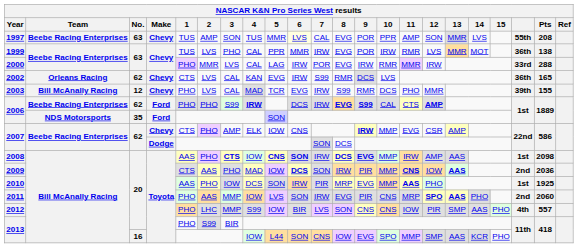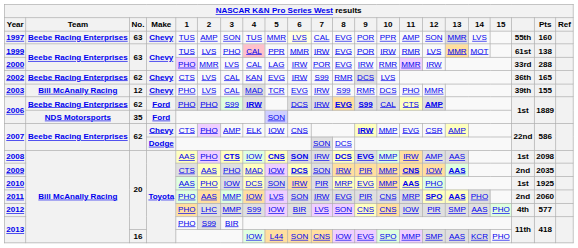(545, 37) 208 -> (545, 37) 160
(254, 51) no background -> (254, 51) pink background
(523, 51) 36th -> (523, 51) 61st
(78, 77) Orleans Racing -> (78, 77) Beebe Racing Enterprises
(545, 170) 2036 -> (545, 170) 2035
(545, 210) 557 -> (545, 210) 577
